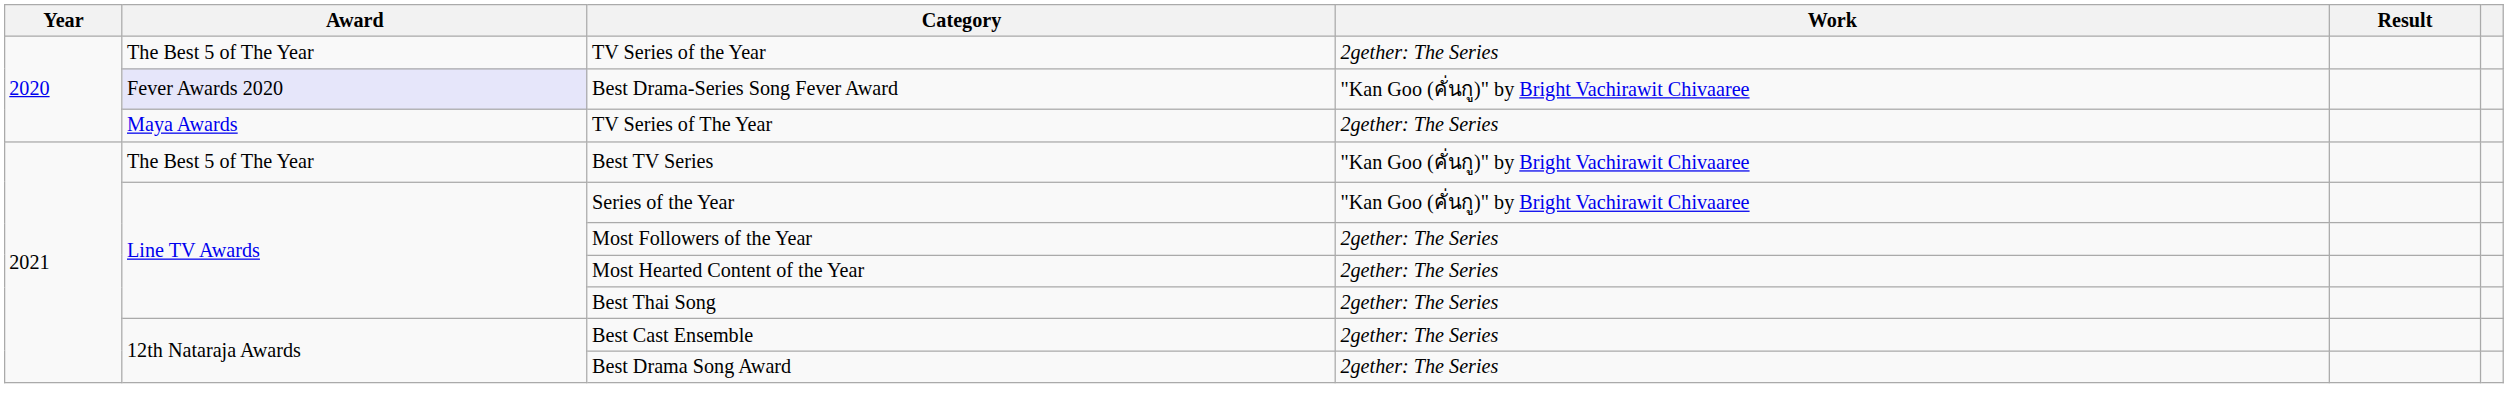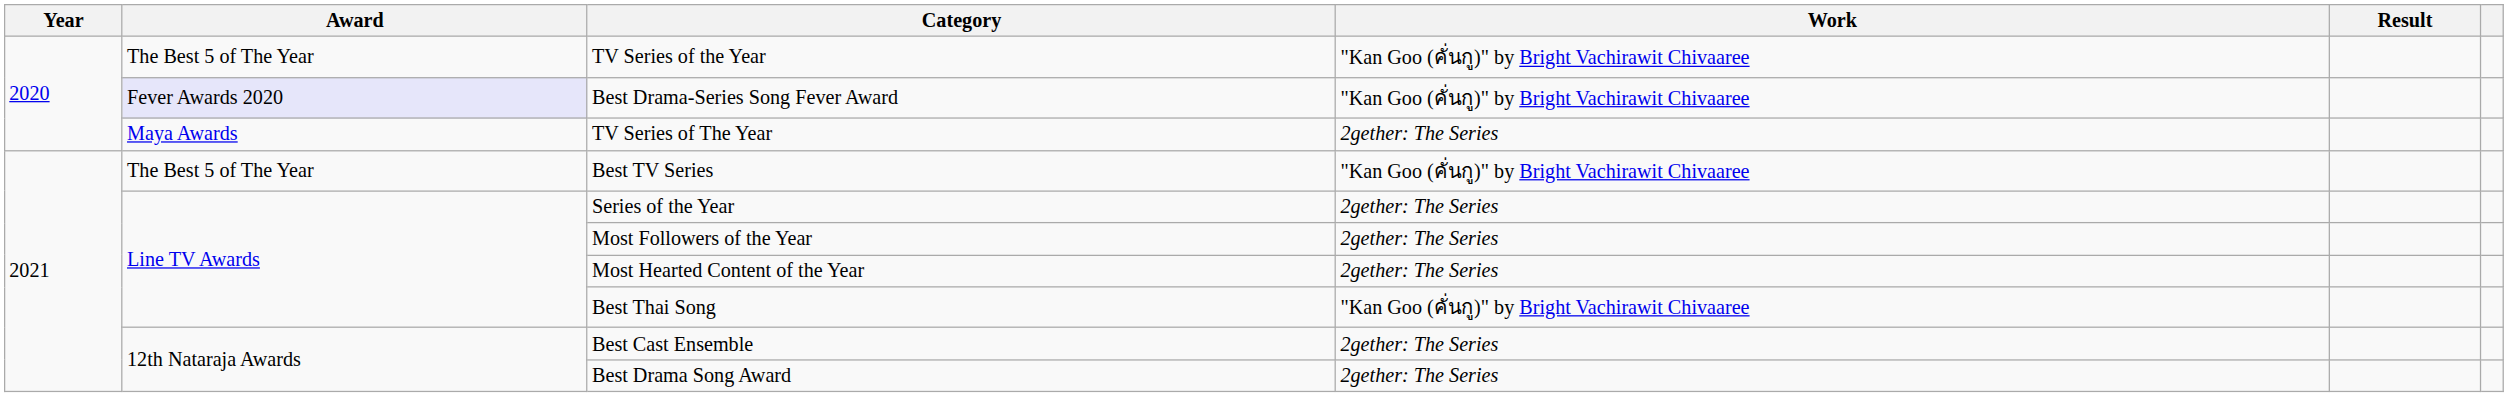(1419, 52) 2gether: The Series -> (1545, 57) "Kan Goo (คั่นกู)" by Bright Vachirawit Chivaaree
(1545, 203) "Kan Goo (คั่นกู)" by Bright Vachirawit Chivaaree -> (1419, 206) 2gether: The Series
(1419, 302) 2gether: The Series -> (1545, 307) "Kan Goo (คั่นกู)" by Bright Vachirawit Chivaaree
